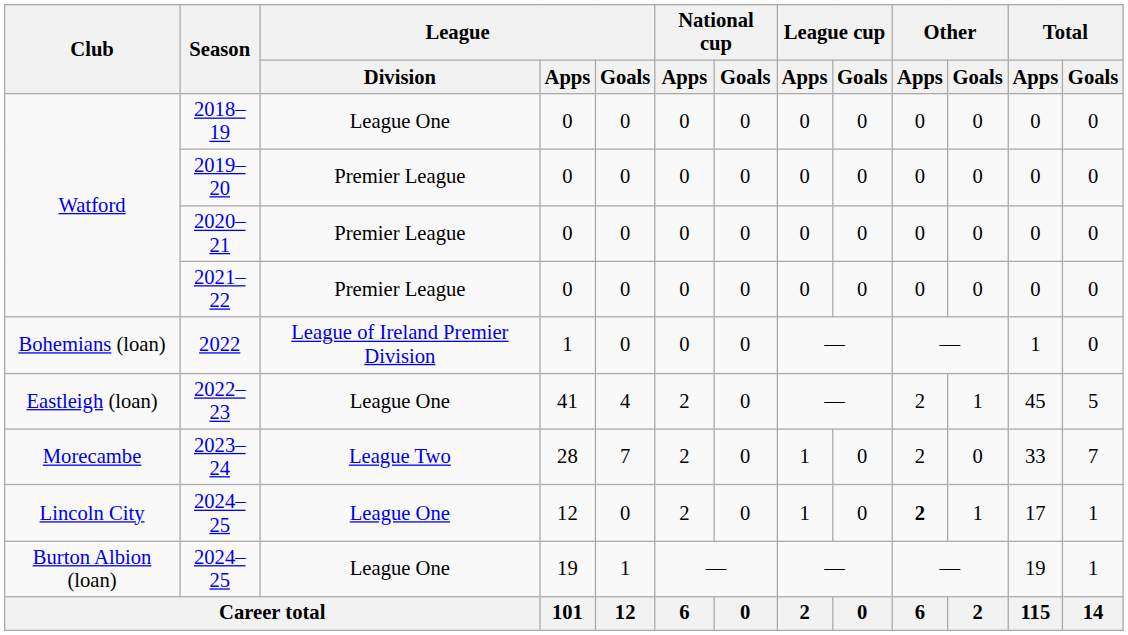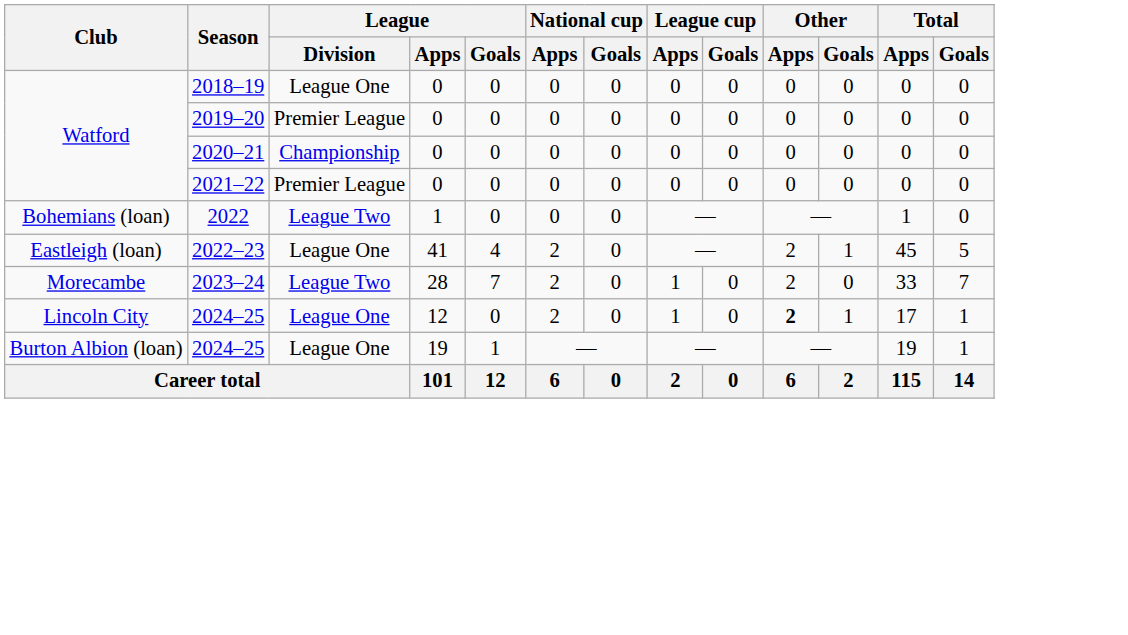(400, 233) Premier League -> (339, 151) Championship
(400, 344) League of Ireland Premier Division -> (339, 217) League Two
